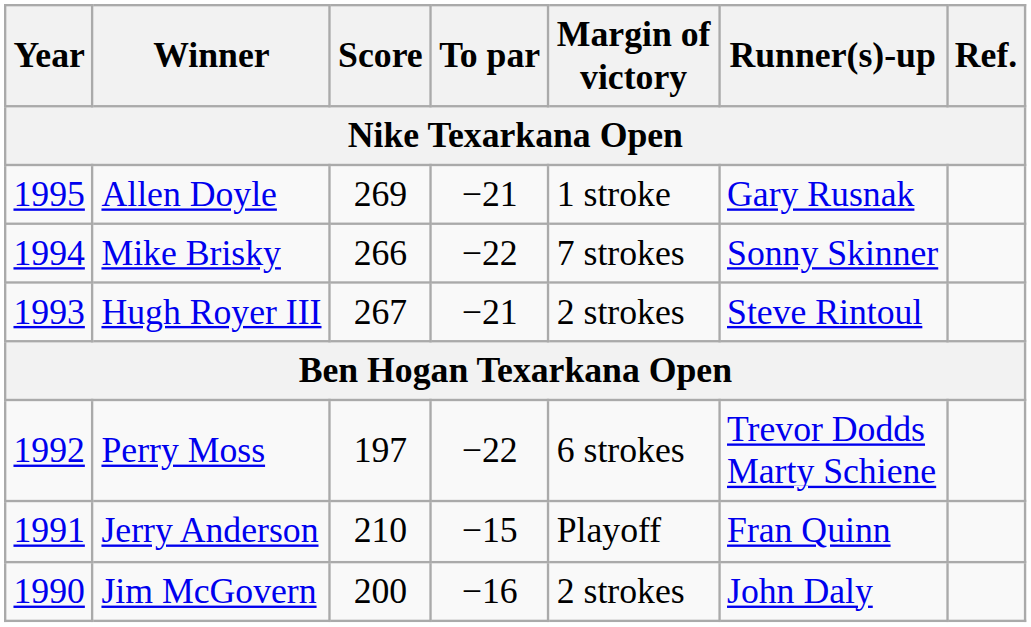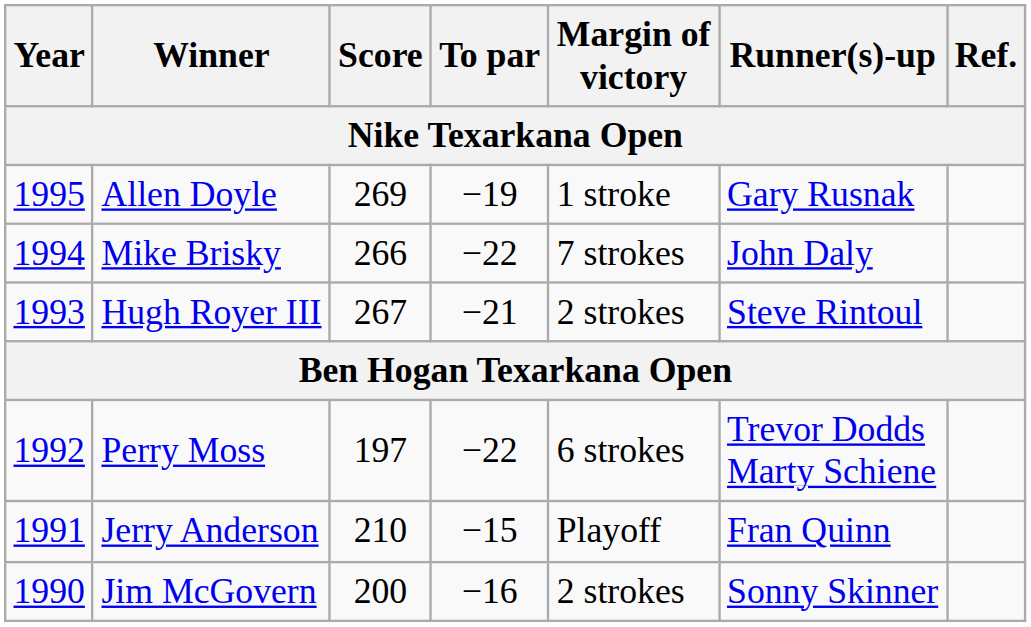(490, 194) −21 -> (490, 194) −19
(833, 253) Sonny Skinner -> (800, 253) John Daly
(800, 589) John Daly -> (833, 589) Sonny Skinner
